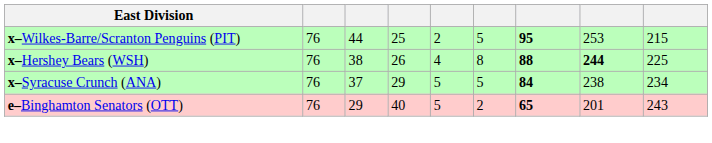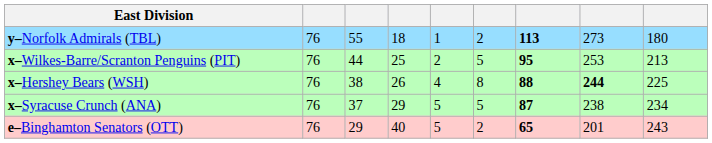+ row: (84, 37)
(657, 37) 215 -> (657, 60) 213
(526, 82) 84 -> (526, 104) 87
